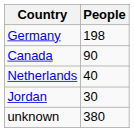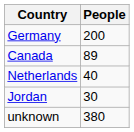(94, 35) 198 -> (94, 35) 200
(90, 55) 90 -> (90, 55) 89
